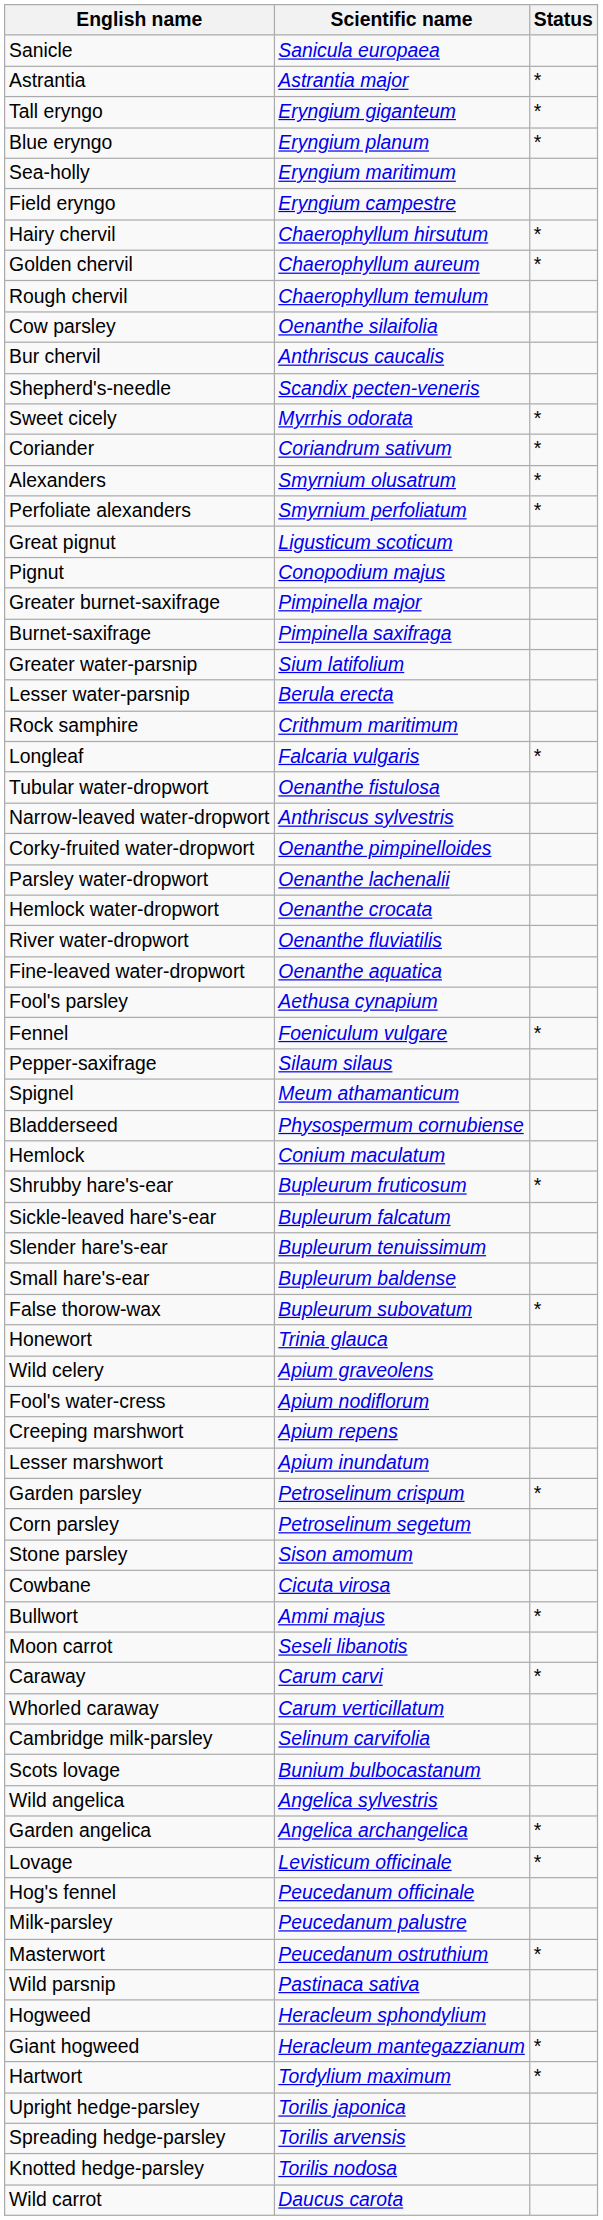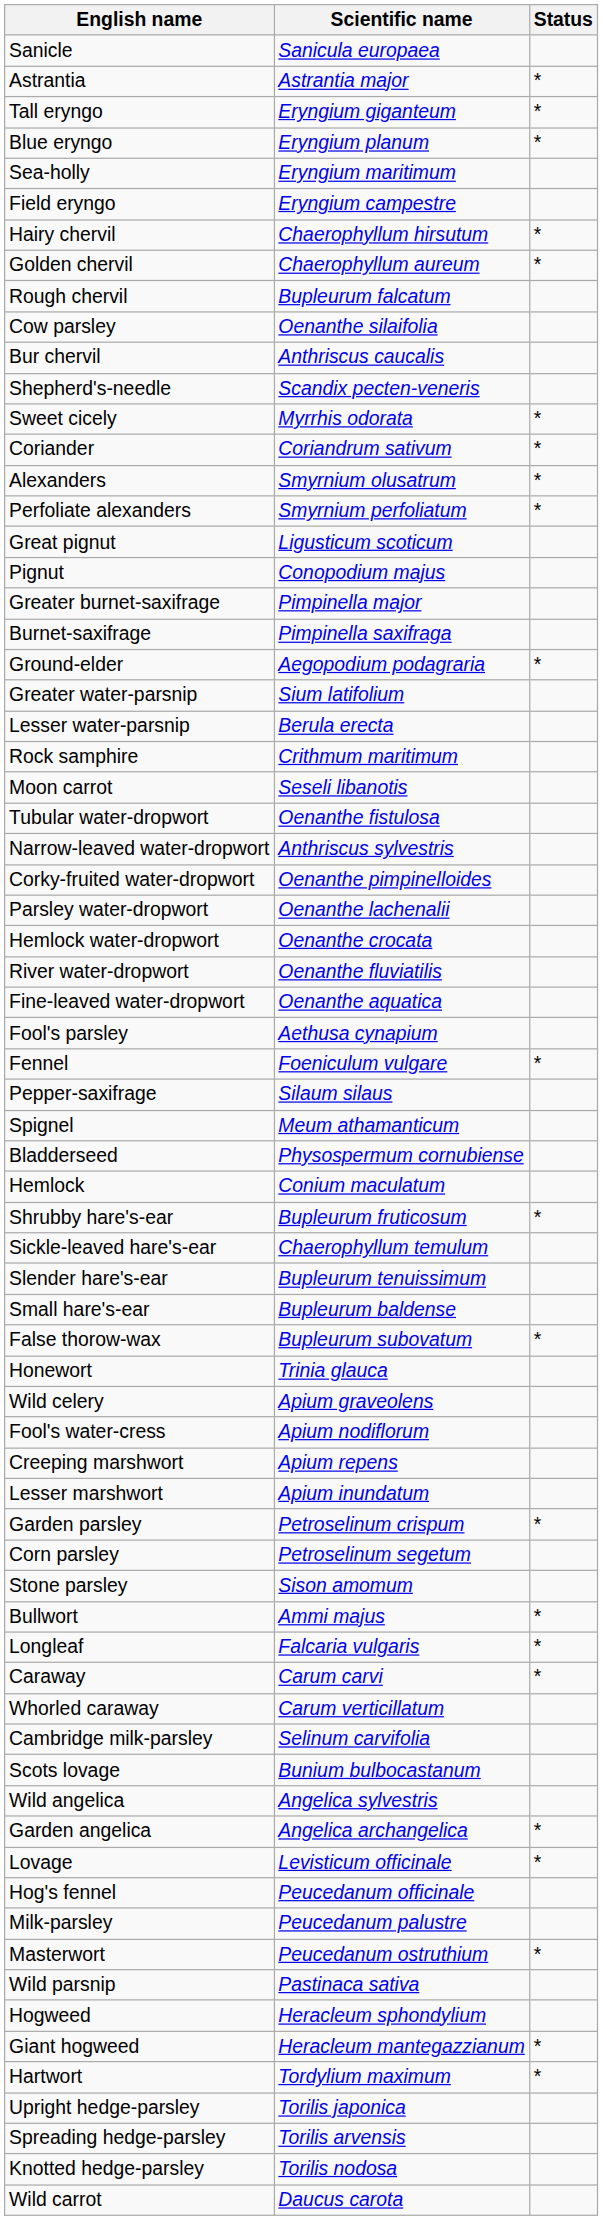(383, 296) Chaerophyllum temulum -> (364, 296) Bupleurum falcatum
+ row: (66, 664)
rows swapped: (61, 1647) <-> (46, 756)
(364, 1217) Bupleurum falcatum -> (383, 1248) Chaerophyllum temulum
- row: (50, 1585)
